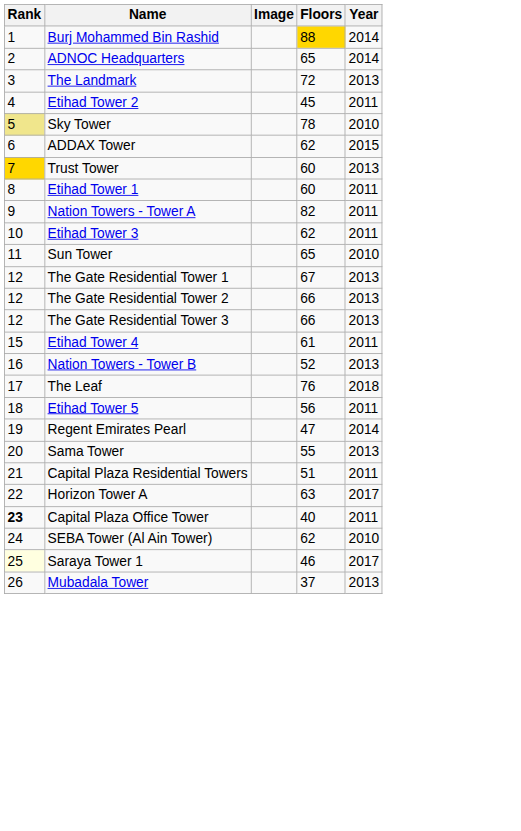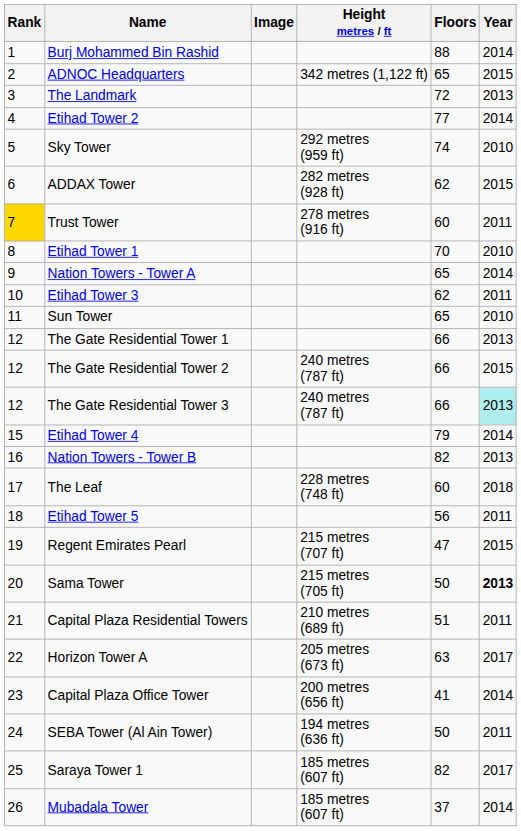+ column: (364, 23)
(308, 37) gold background -> (442, 52) no background
(364, 59) 2014 -> (498, 74) 2015
(308, 102) 45 -> (442, 118) 77
(363, 102) 2011 -> (498, 118) 2014
(11, 124) khaki background -> (11, 147) no background
(308, 124) 78 -> (442, 147) 74
(364, 168) 2013 -> (497, 222) 2011
(308, 189) 60 -> (442, 251) 70
(363, 189) 2011 -> (498, 251) 2010
(308, 211) 82 -> (442, 273) 65
(363, 211) 2011 -> (498, 273) 2014
(308, 277) 67 -> (442, 339) 66
(364, 299) 2013 -> (498, 368) 2015
(364, 320) no background -> (498, 406) paleturquoise background
(308, 342) 61 -> (442, 435) 79
(363, 342) 2011 -> (498, 435) 2014
(308, 364) 52 -> (442, 457) 82
(308, 386) 76 -> (442, 487) 60
(364, 430) 2014 -> (498, 546) 2015
(308, 451) 55 -> (442, 583) 50
(364, 451) normal -> (498, 583) bold
(15, 517) bold -> (15, 695) normal
(308, 517) 40 -> (442, 695) 41
(363, 517) 2011 -> (498, 695) 2014
(308, 539) 62 -> (442, 732) 50
(364, 539) 2010 -> (497, 732) 2011
(15, 560) lightyellow background -> (15, 769) no background
(308, 560) 46 -> (442, 769) 82
(364, 582) 2013 -> (498, 807) 2014
